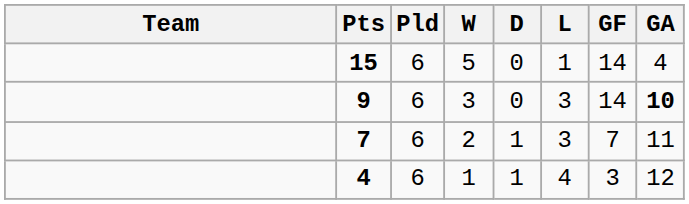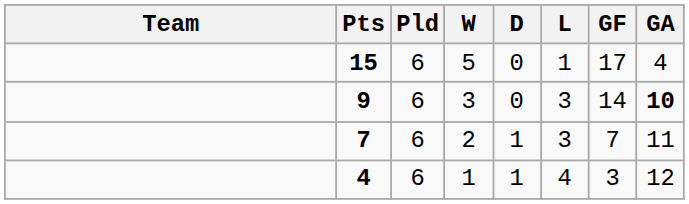(613, 63) 14 -> (613, 63) 17
